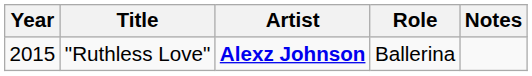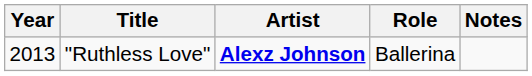(32, 53) 2015 -> (32, 53) 2013
